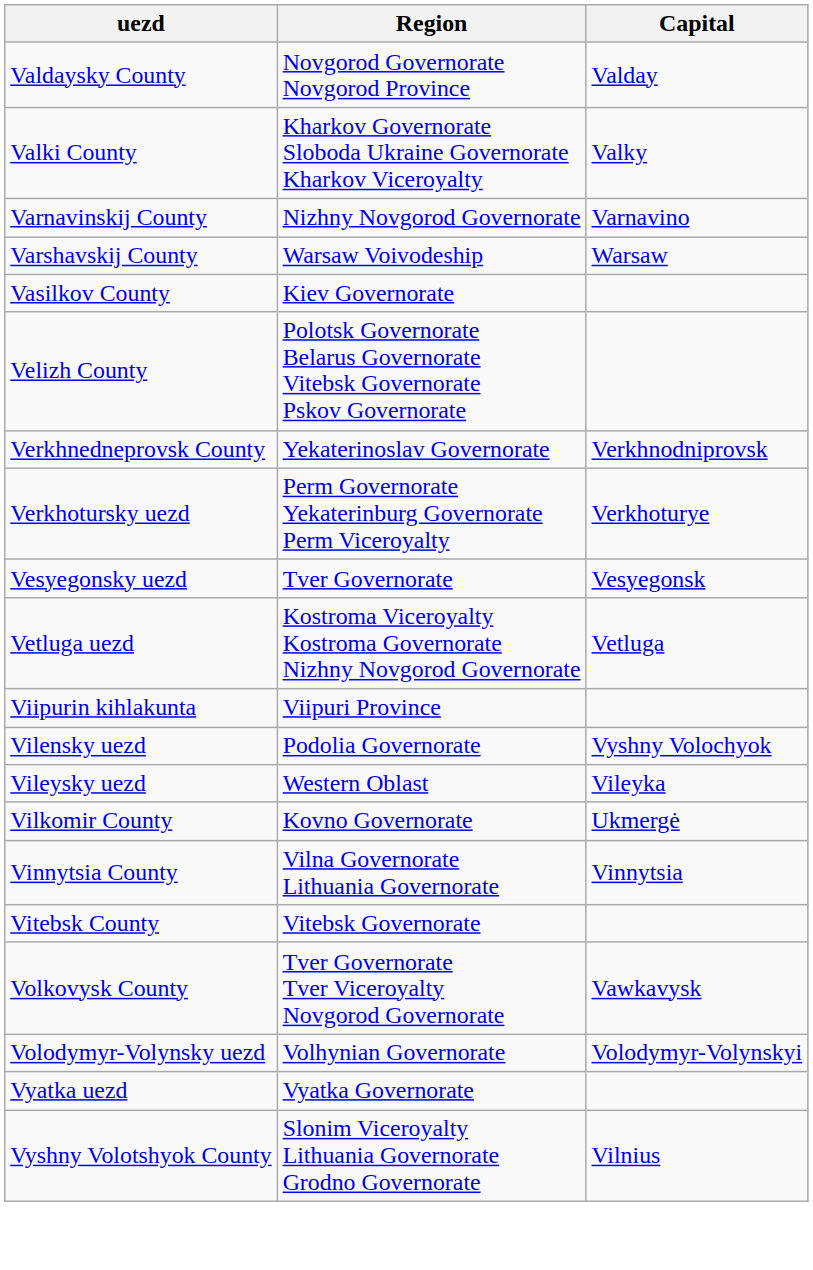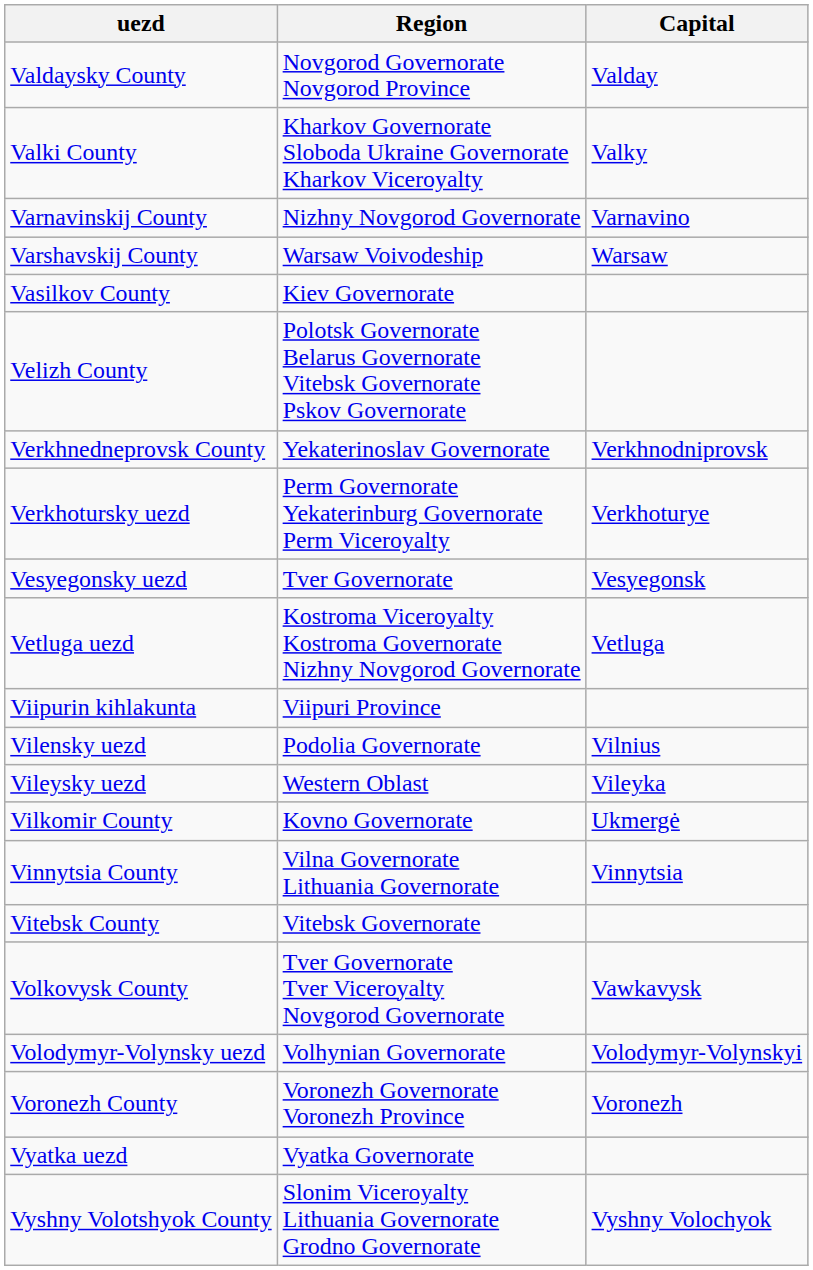(682, 745) Vyshny Volochyok -> (626, 745) Vilnius
+ row: (94, 1103)
(626, 1155) Vilnius -> (682, 1219) Vyshny Volochyok
